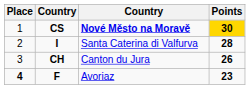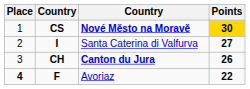(227, 44) 28 -> (227, 44) 27
(115, 60) normal -> (118, 60) bold
(227, 76) 23 -> (227, 76) 22
